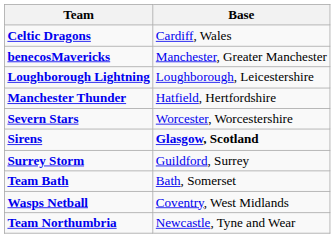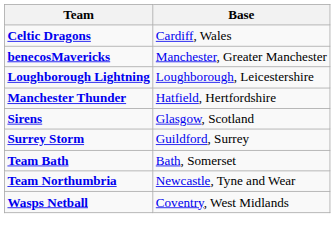- row: (43, 118)
(207, 139) bold -> (205, 118) normal
rows swapped: (62, 222) <-> (48, 202)
